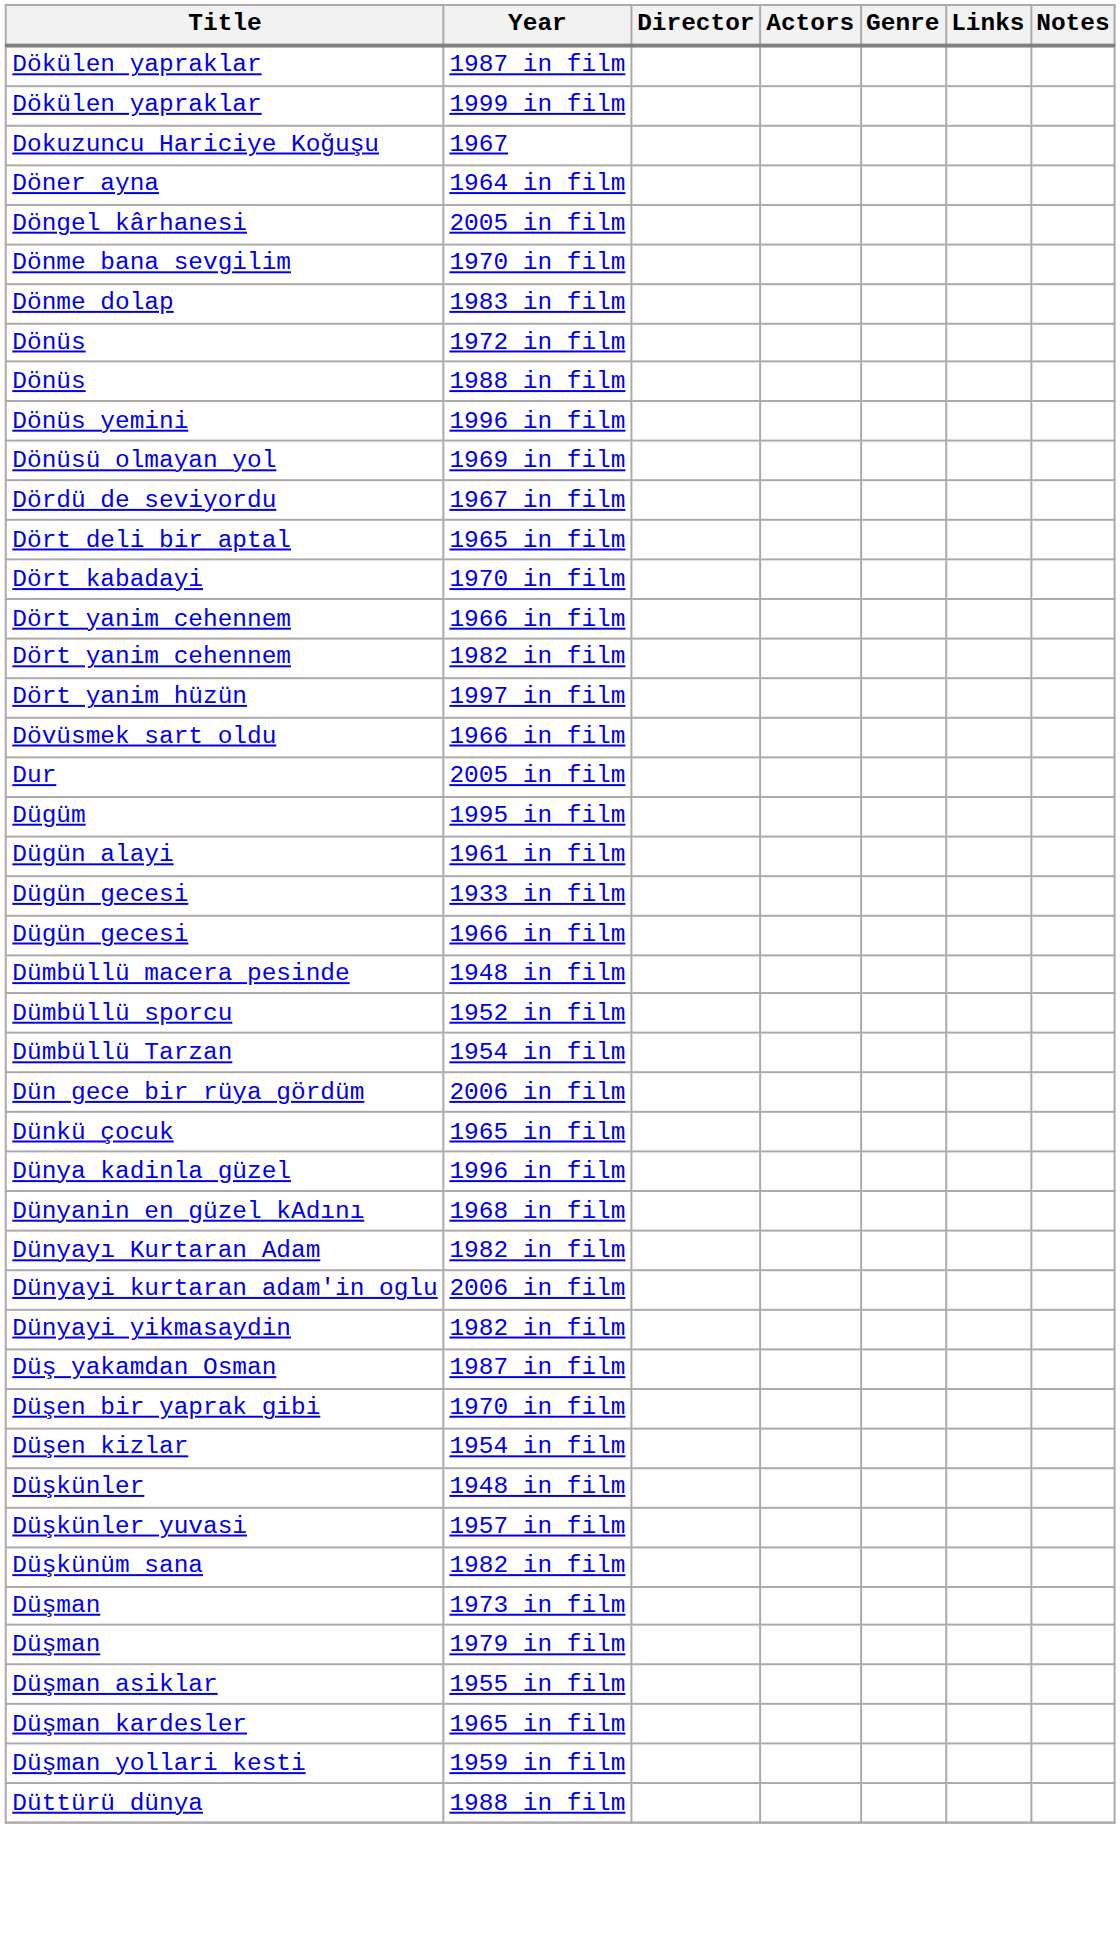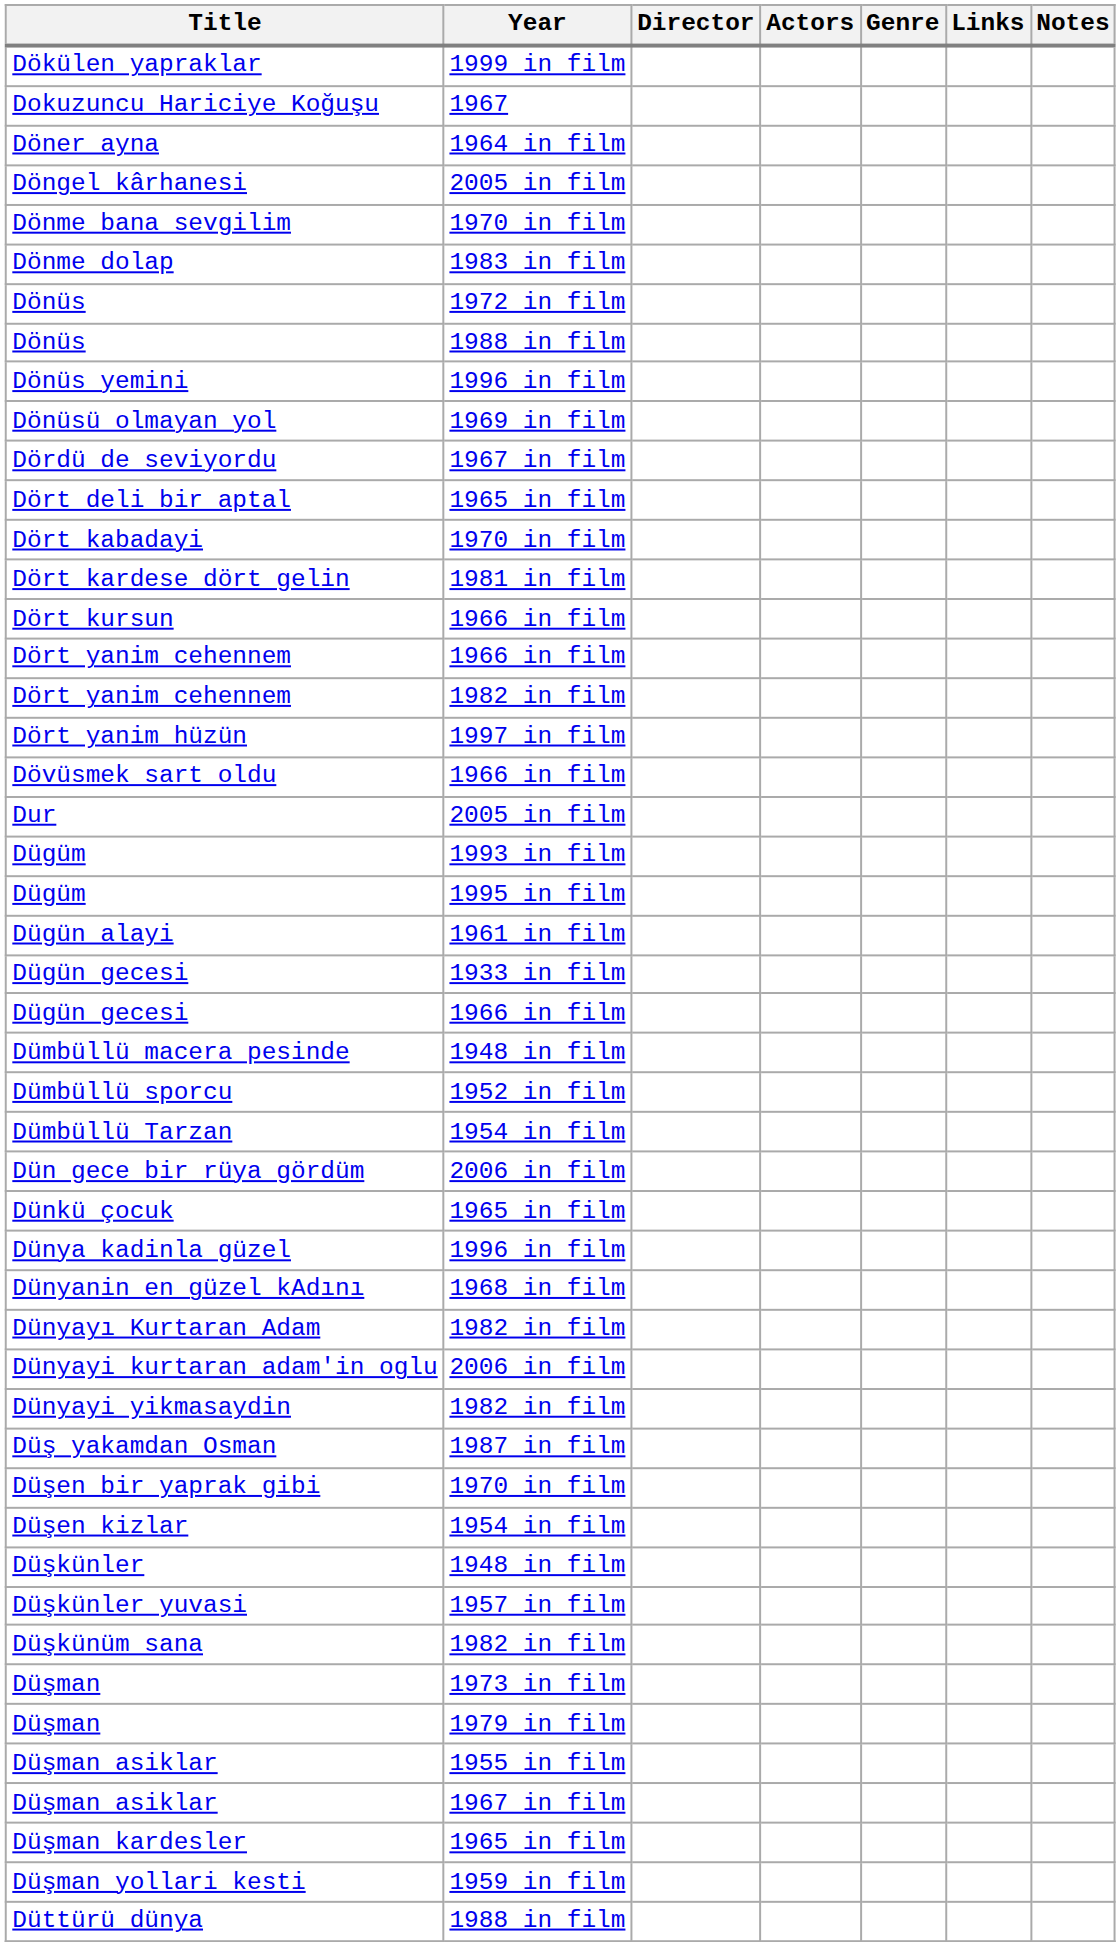- row: (137, 66)
+ row: (181, 579)
+ row: (93, 619)
+ row: (49, 856)
+ row: (115, 1803)
